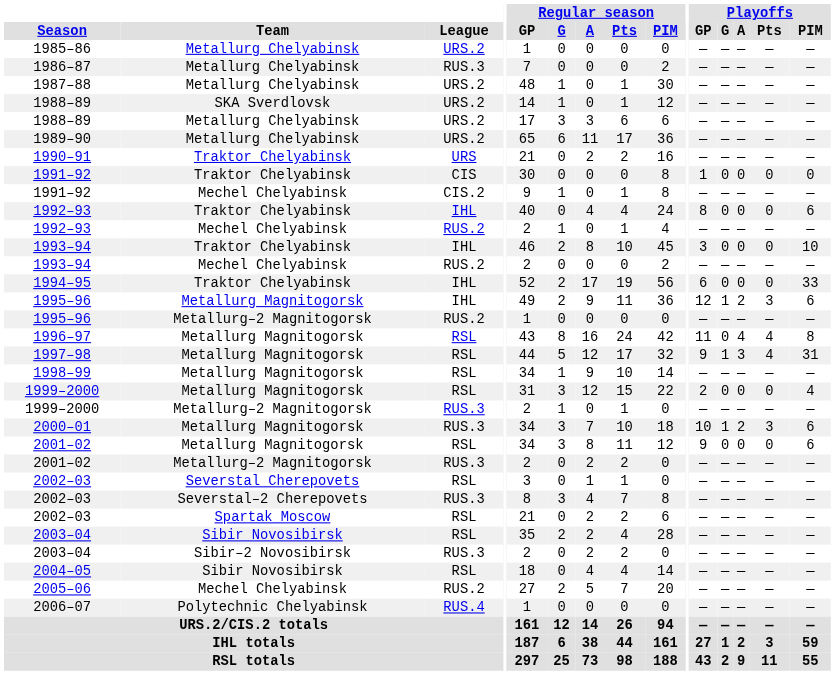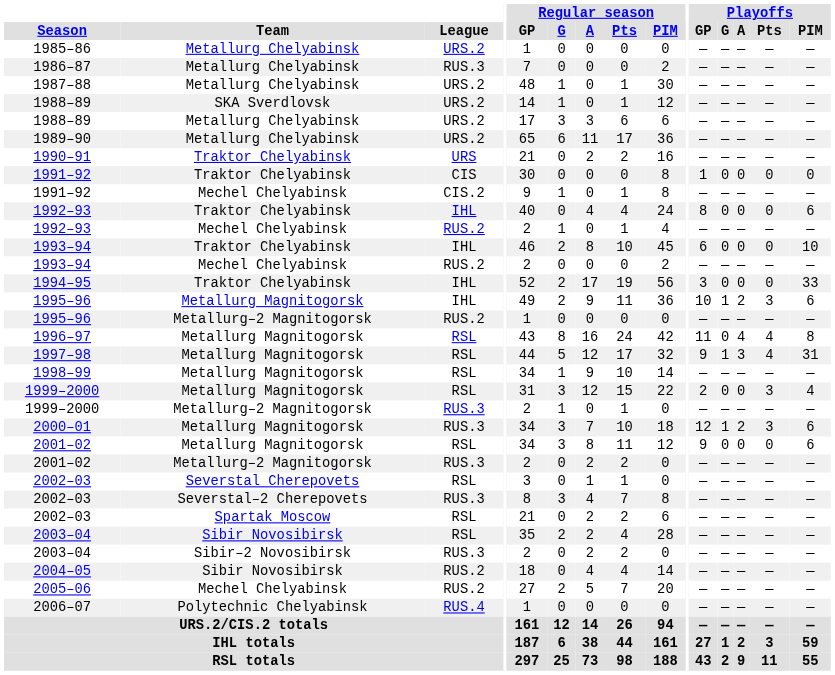(703, 247) 3 -> (703, 247) 6
(703, 283) 6 -> (703, 283) 3
(703, 301) 12 -> (703, 301) 10
(769, 391) 0 -> (769, 391) 3
(703, 427) 10 -> (703, 427) 12
(464, 572) RSL -> (464, 572) RUS.2
